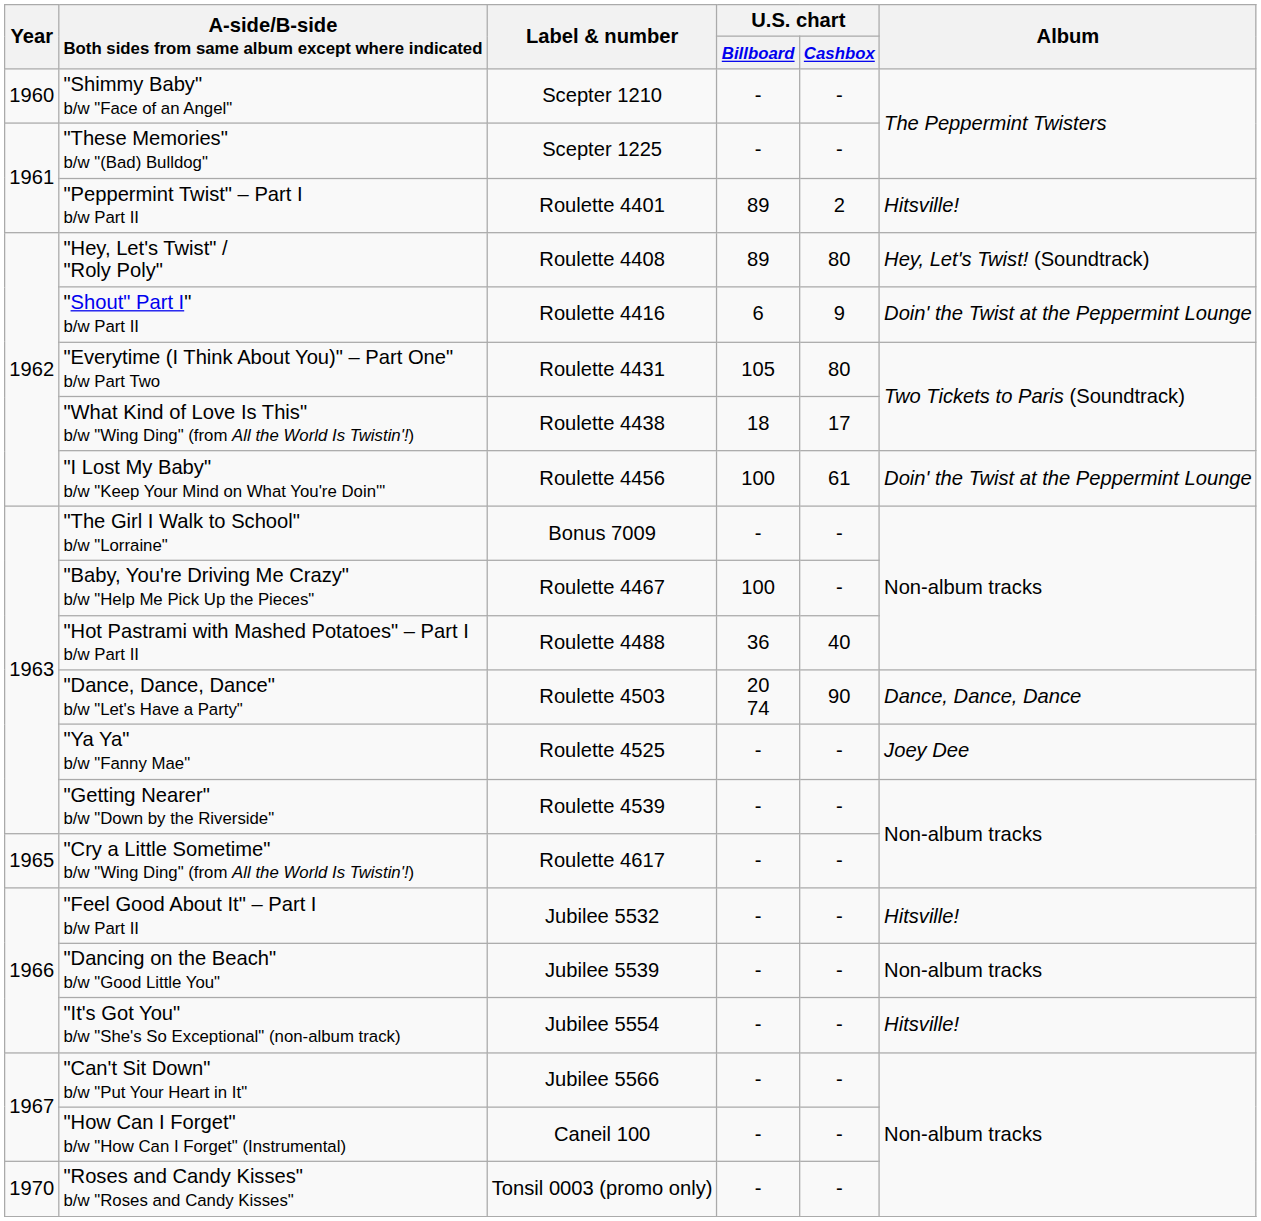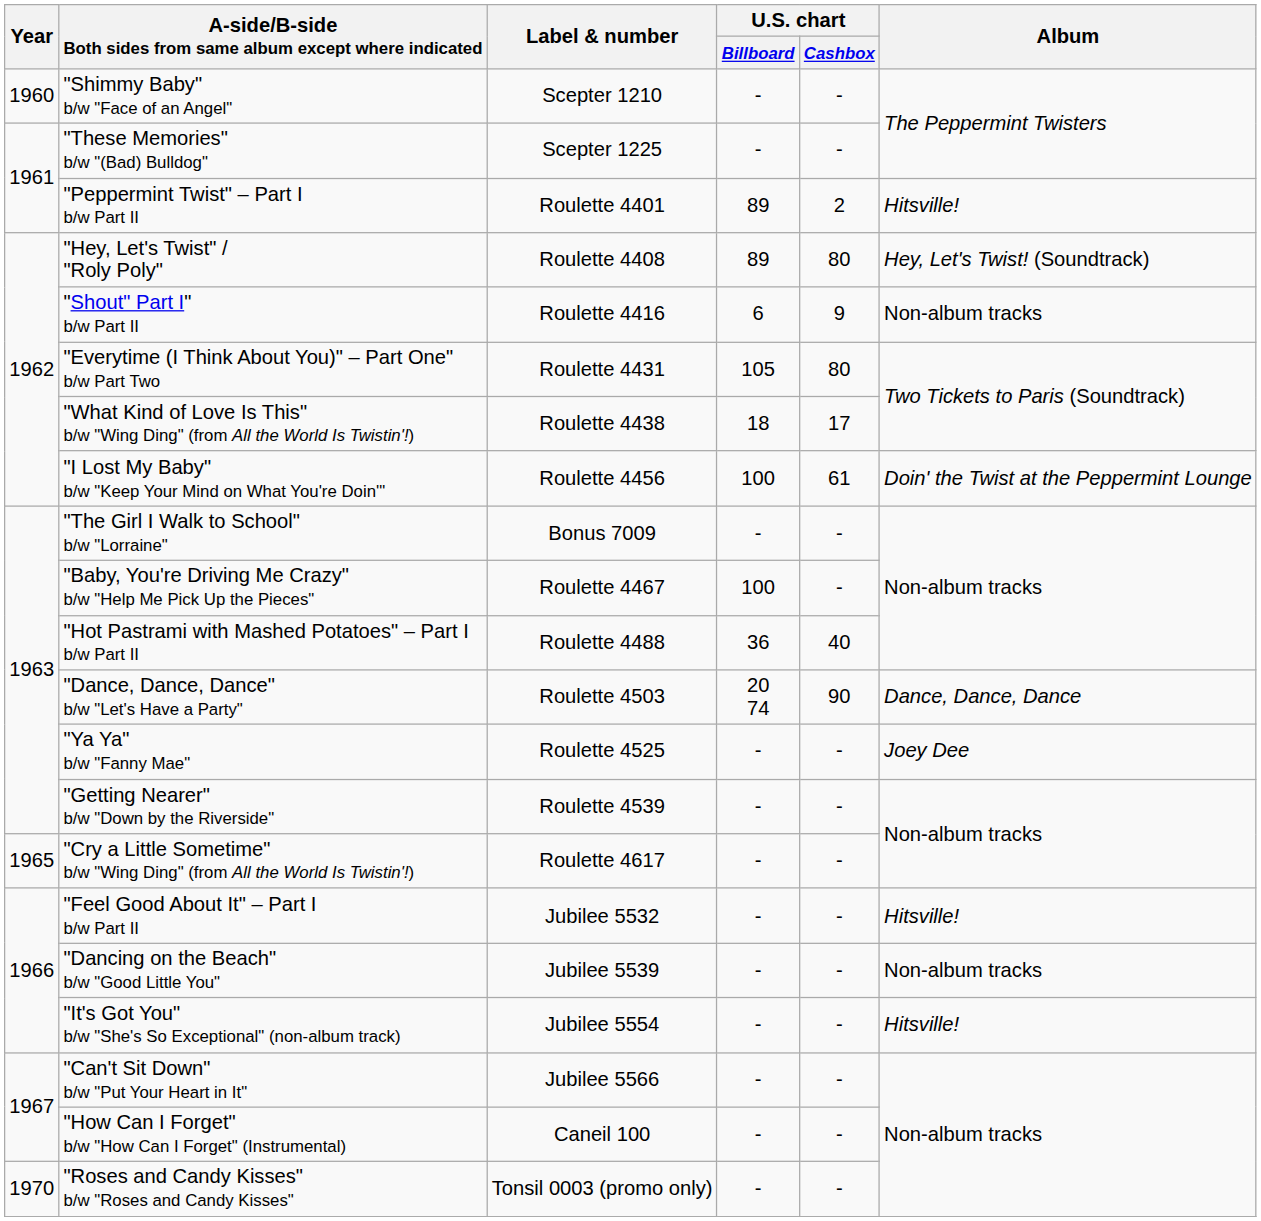(1068, 314) Doin' the Twist at the Peppermint Lounge -> (963, 314) Non-album tracks
